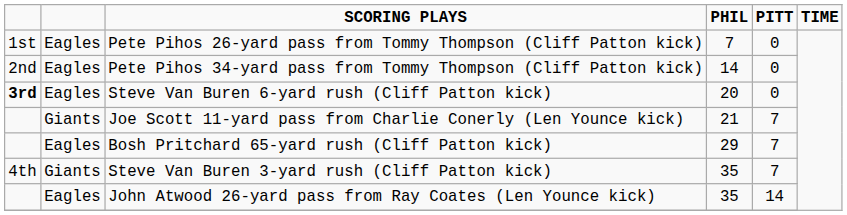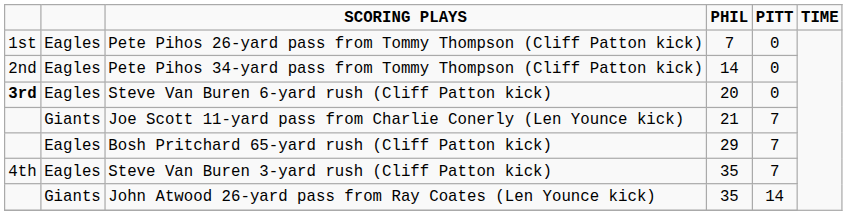(72, 171) Giants -> (72, 171) Eagles
(72, 197) Eagles -> (72, 197) Giants
